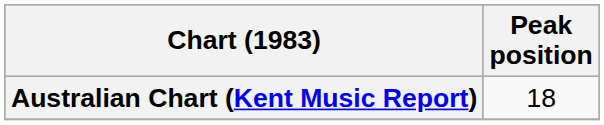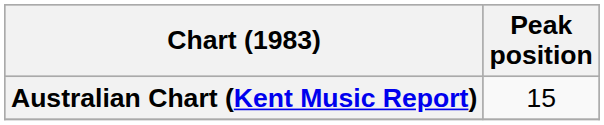(541, 97) 18 -> (541, 97) 15
